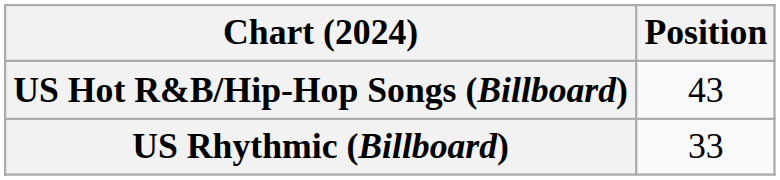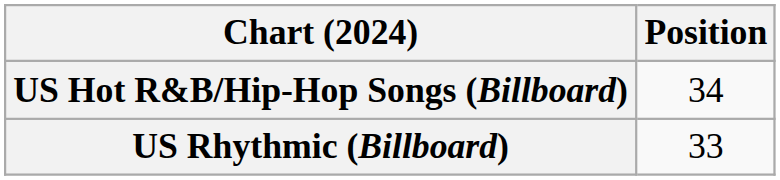(706, 89) 43 -> (706, 89) 34
